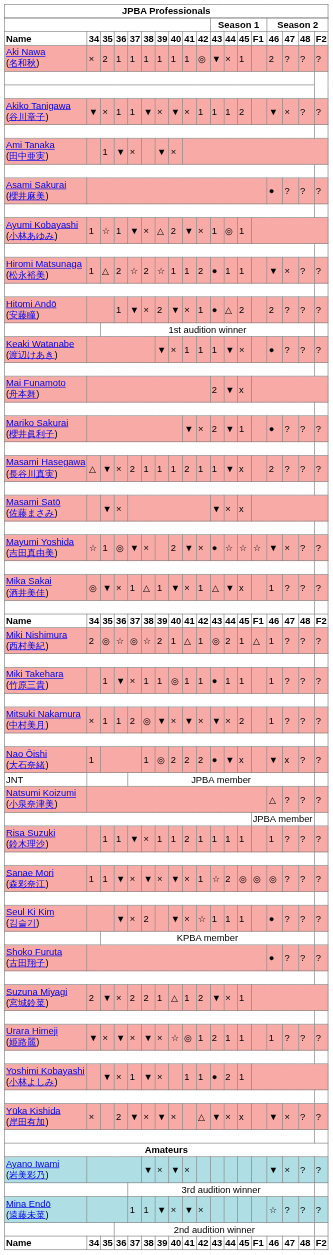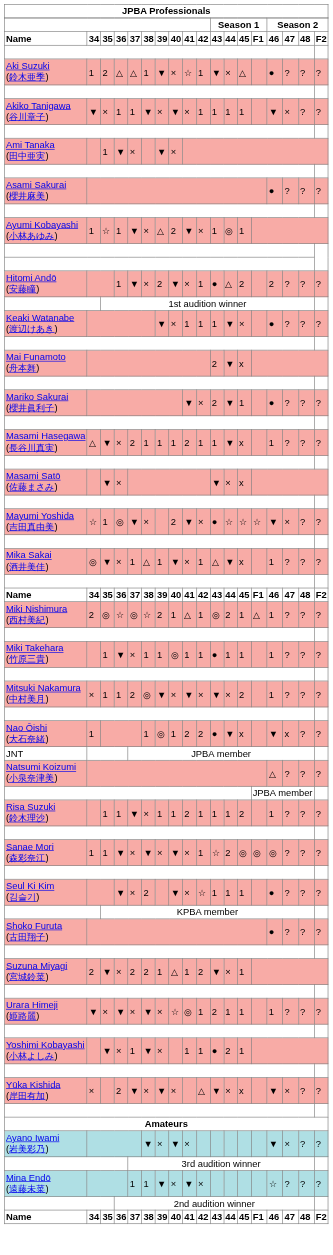- row: (26, 58)
+ row: (28, 71)
(242, 112) 2 -> (242, 112) 1
- row: (44, 270)
(271, 468) 2 -> (271, 442) 1
(173, 760) 2 -> (173, 734) 1
(242, 839) 1 -> (242, 813) 2
